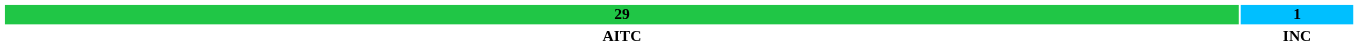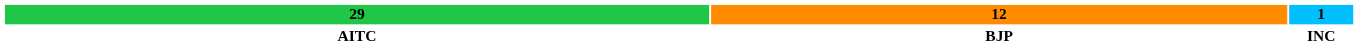+ column: (999, 14)
